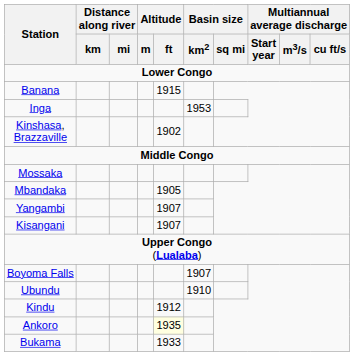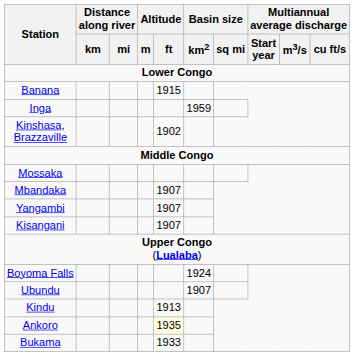(199, 108) 1953 -> (199, 108) 1959
(169, 190) 1905 -> (169, 190) 1907
(199, 273) 1907 -> (199, 273) 1924
(199, 290) 1910 -> (199, 290) 1907
(169, 308) 1912 -> (169, 308) 1913
